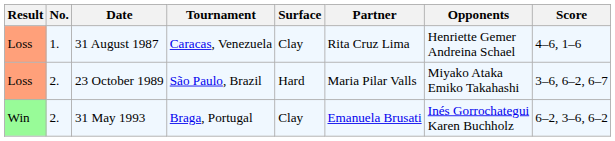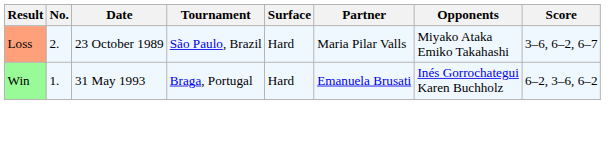- row: (117, 43)
(54, 117) 2. -> (54, 80) 1.
(291, 117) Clay -> (281, 80) Hard
